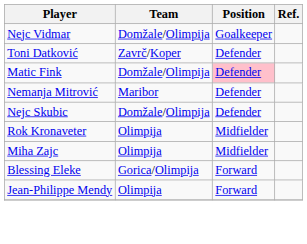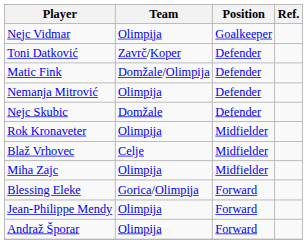(164, 33) Domžale/Olimpija -> (140, 33) Olimpija
(238, 72) pink background -> (238, 72) no background
(138, 92) Maribor -> (140, 92) Olimpija
(164, 111) Domžale/Olimpija -> (140, 111) Domžale
+ row: (41, 151)
+ row: (43, 229)
